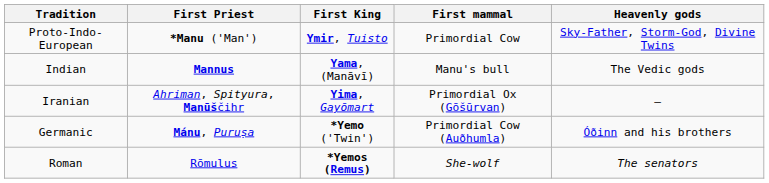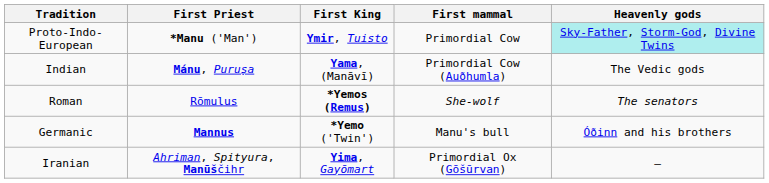(658, 38) no background -> (658, 38) paleturquoise background
(214, 69) Mannus -> (214, 69) Mánu, Puruṣa
(473, 69) Manu's bull -> (473, 69) Primordial Cow (Auðhumla)
rows swapped: (66, 100) <-> (66, 163)
(214, 132) Mánu, Puruṣa -> (214, 132) Mannus
(473, 132) Primordial Cow (Auðhumla) -> (473, 132) Manu's bull
